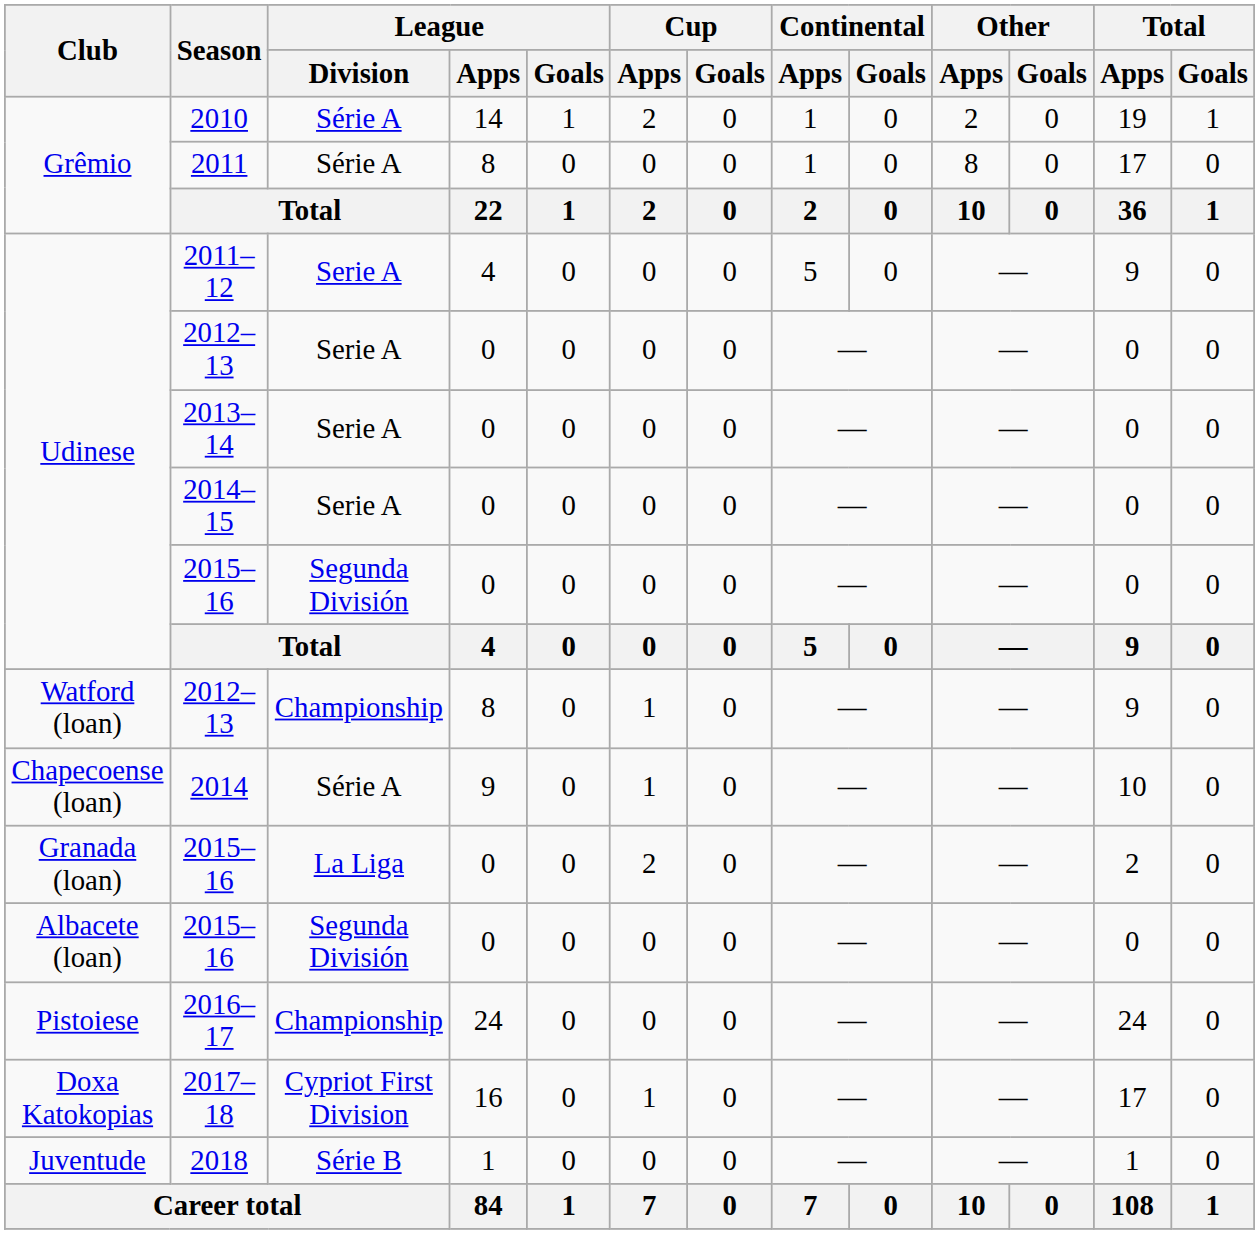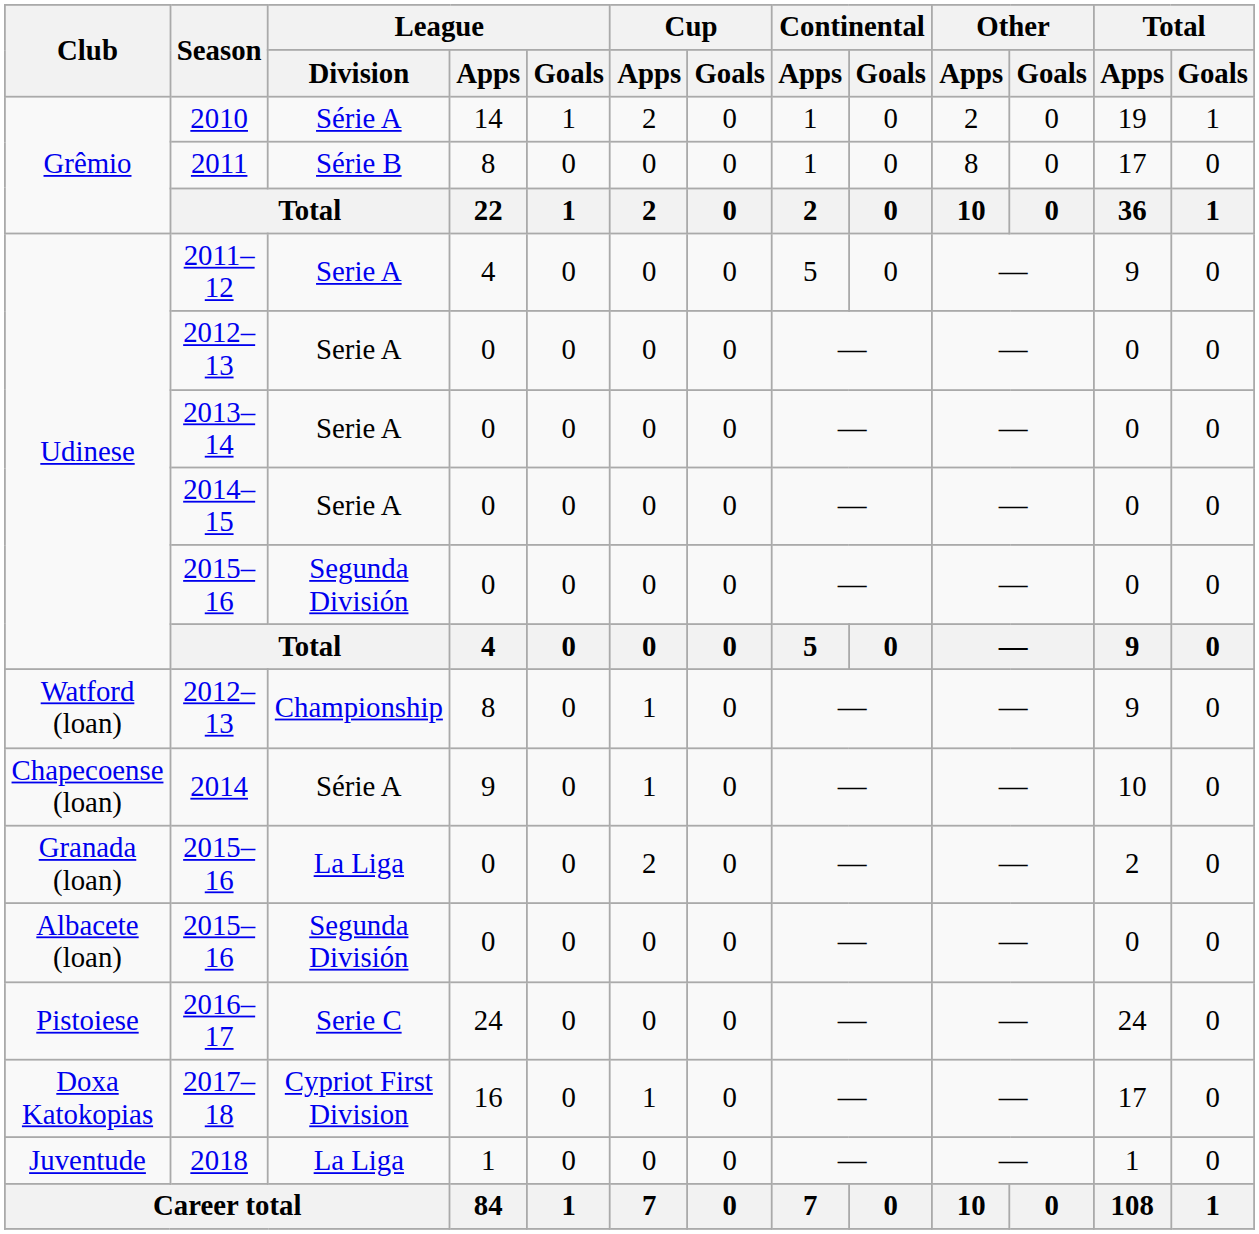(359, 164) Série A -> (359, 164) Série B
(359, 1020) Championship -> (359, 1020) Serie C
(359, 1160) Série B -> (359, 1160) La Liga
